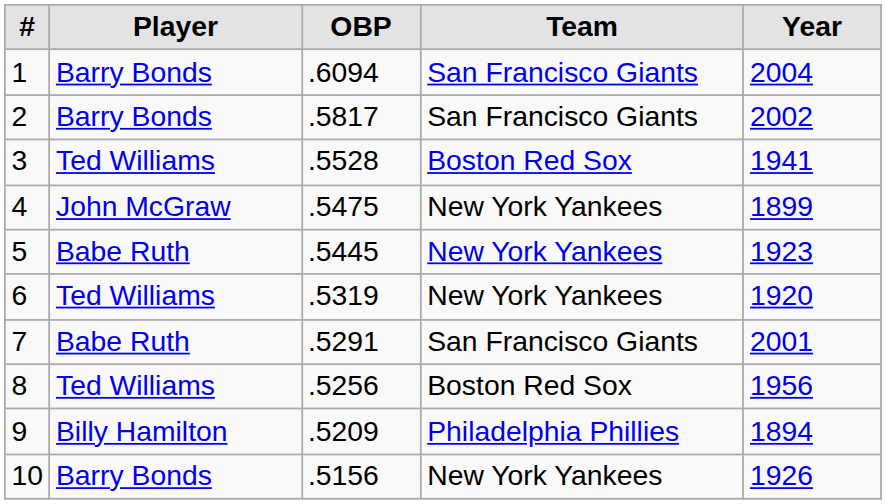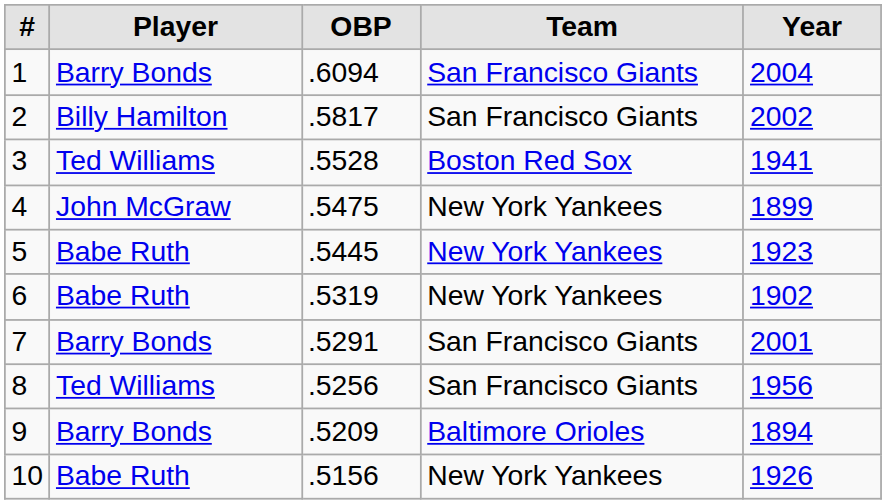(134, 116) Barry Bonds -> (142, 116) Billy Hamilton
(135, 296) Ted Williams -> (123, 296) Babe Ruth
(782, 296) 1920 -> (782, 296) 1902
(123, 341) Babe Ruth -> (134, 341) Barry Bonds
(530, 386) Boston Red Sox -> (563, 386) San Francisco Giants
(142, 431) Billy Hamilton -> (134, 431) Barry Bonds
(553, 431) Philadelphia Phillies -> (536, 431) Baltimore Orioles
(134, 476) Barry Bonds -> (123, 476) Babe Ruth
